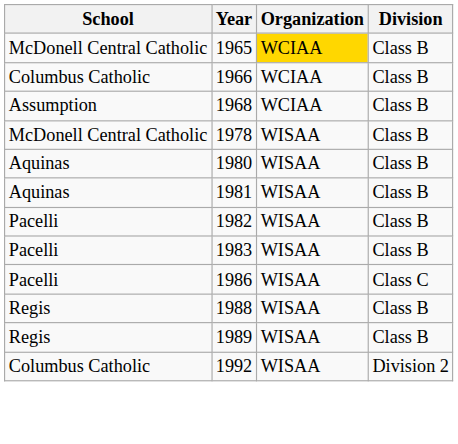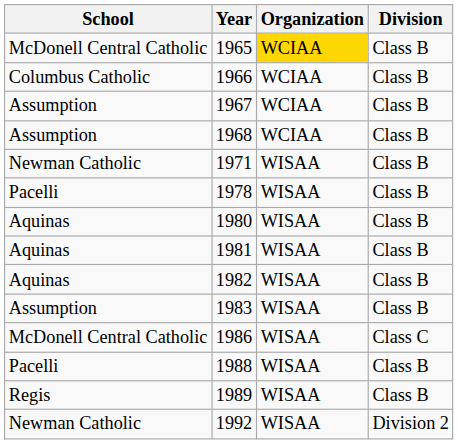+ row: (234, 105)
+ row: (234, 163)
(108, 134) McDonell Central Catholic -> (34, 192) Pacelli
(34, 221) Pacelli -> (39, 279) Aquinas
(34, 250) Pacelli -> (53, 308) Assumption
(34, 279) Pacelli -> (108, 337) McDonell Central Catholic
(30, 308) Regis -> (34, 366) Pacelli
(79, 366) Columbus Catholic -> (75, 423) Newman Catholic
